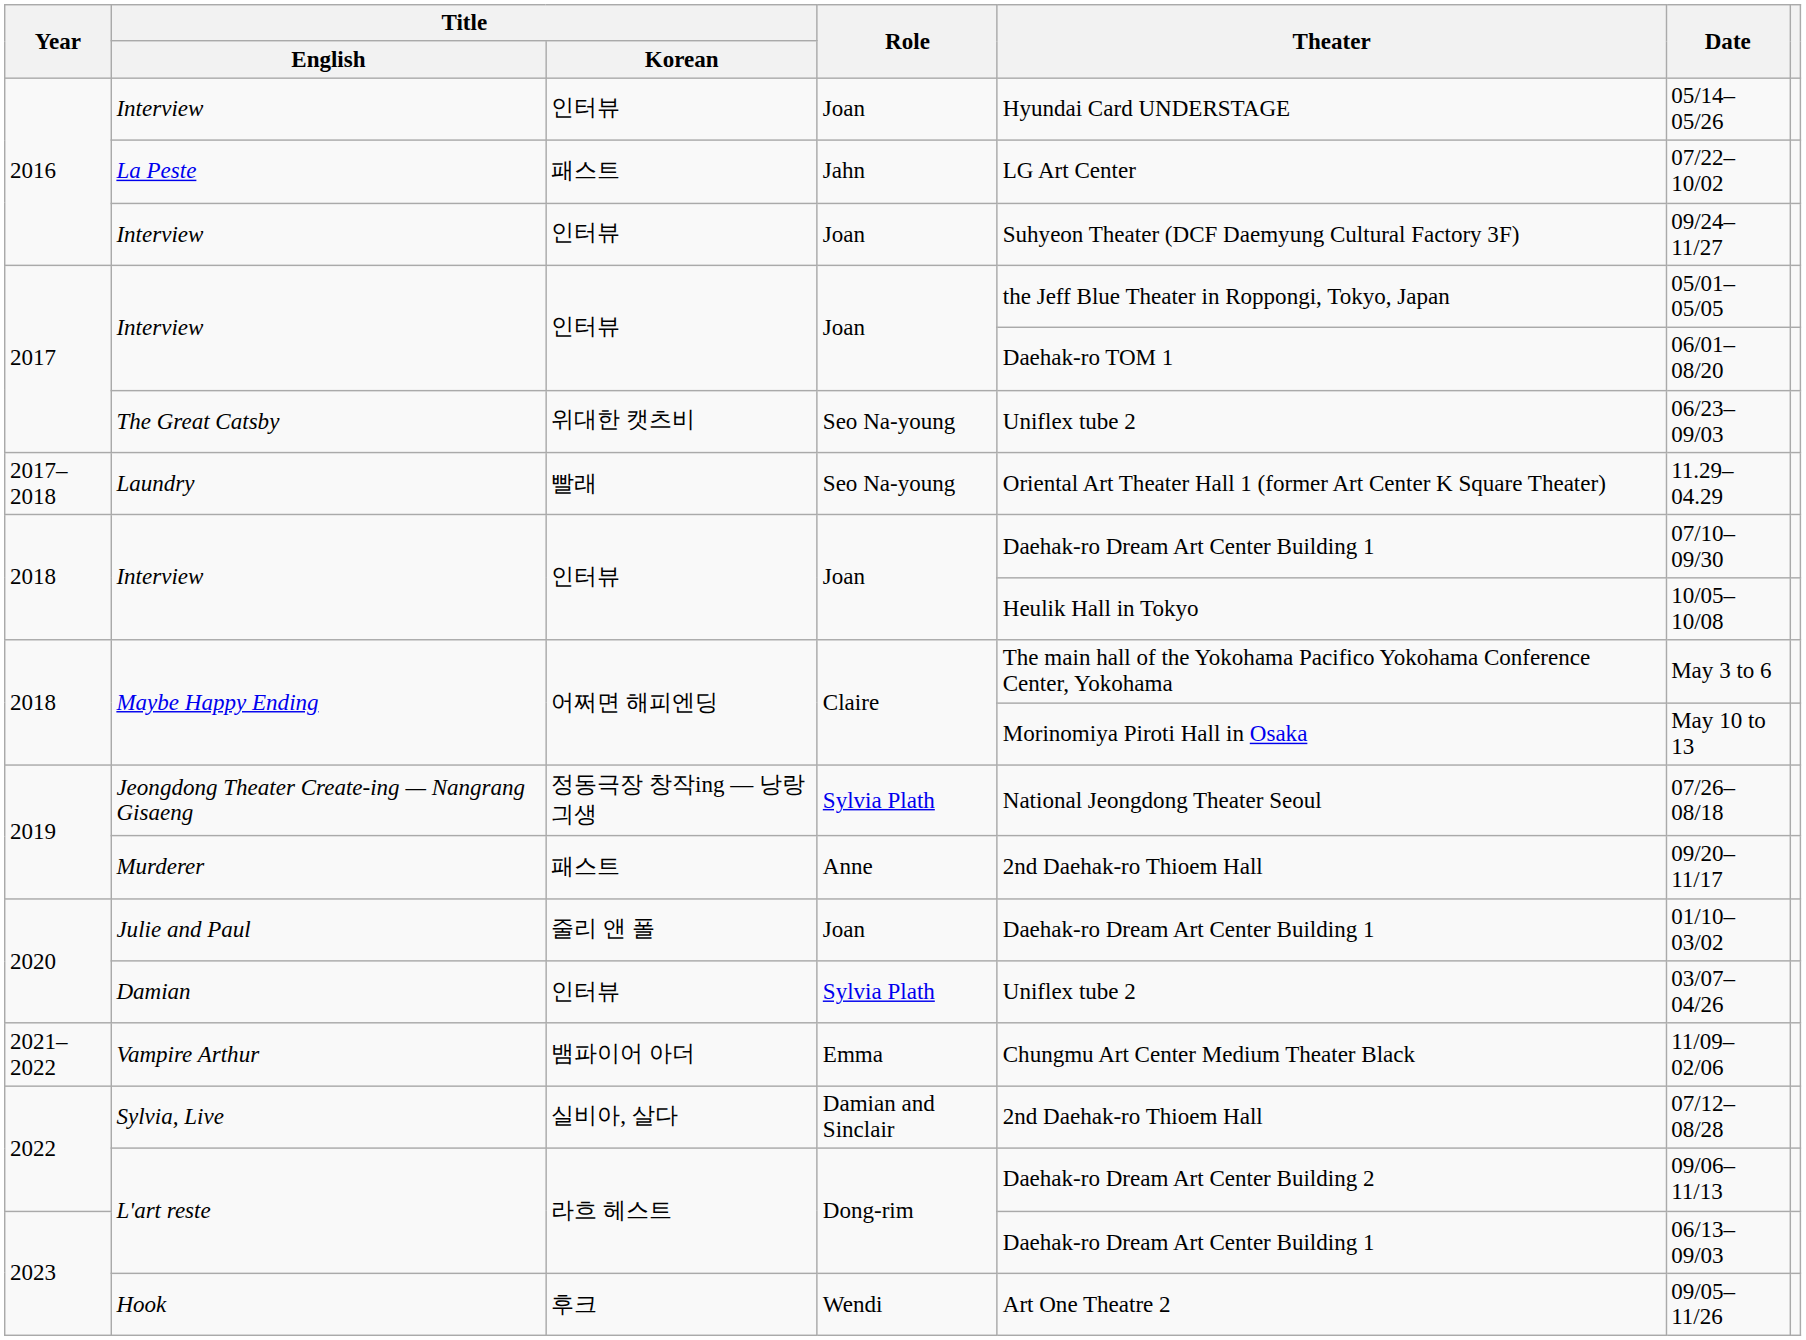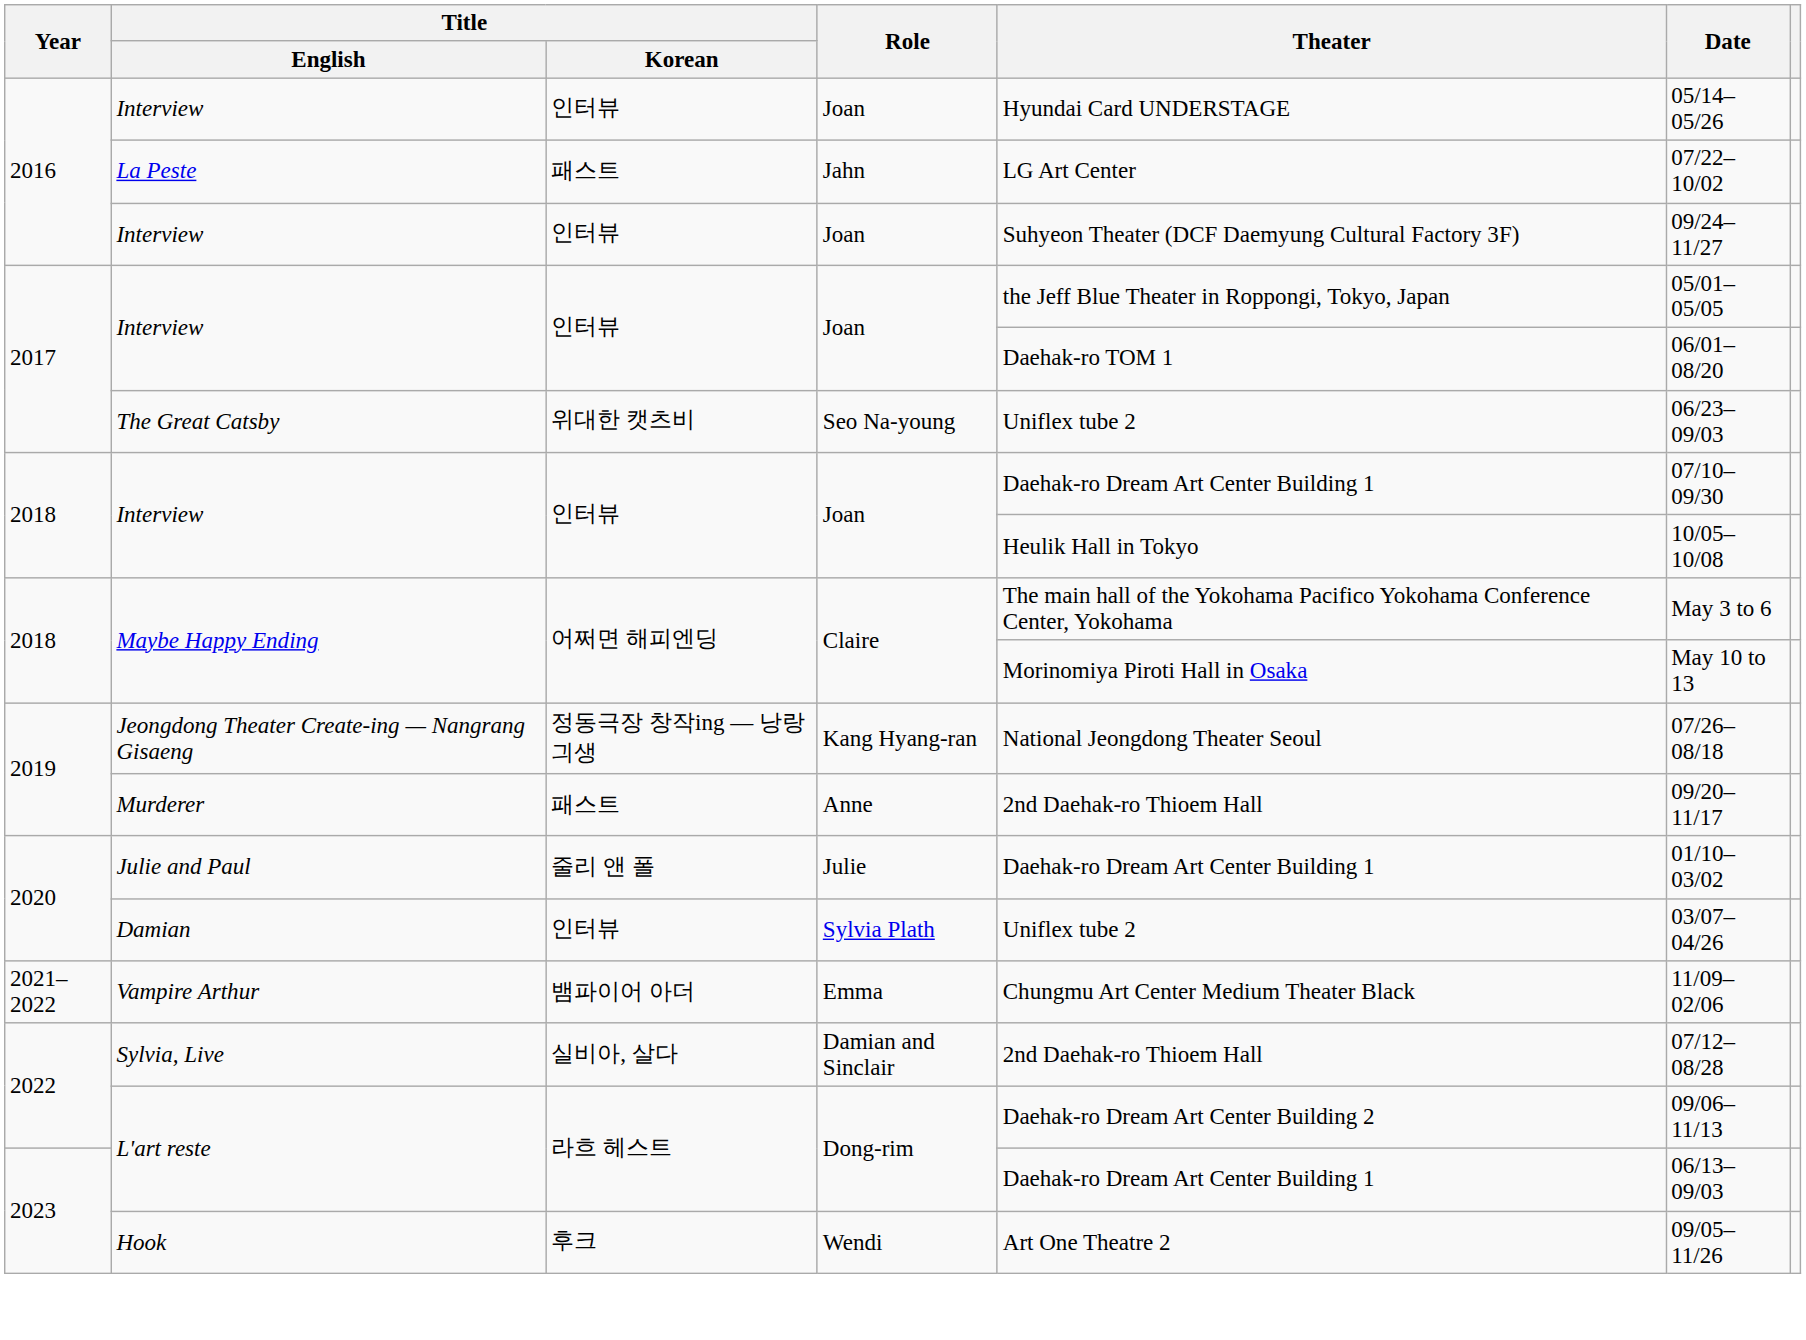- row: (39, 483)
(879, 800) Sylvia Plath -> (900, 737) Kang Hyang-ran
(844, 929) Joan -> (845, 866) Julie
